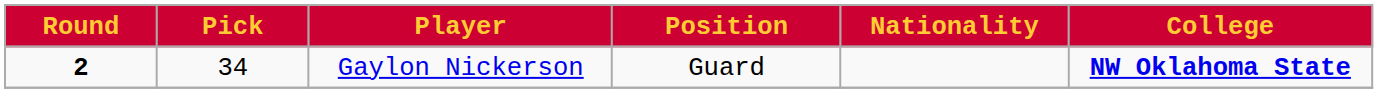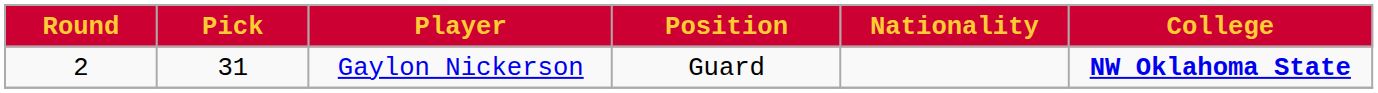(81, 68) bold -> (81, 68) normal
(233, 68) 34 -> (233, 68) 31
